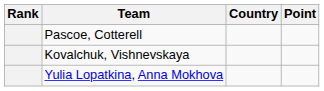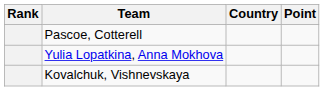rows swapped: (134, 75) <-> (117, 55)
